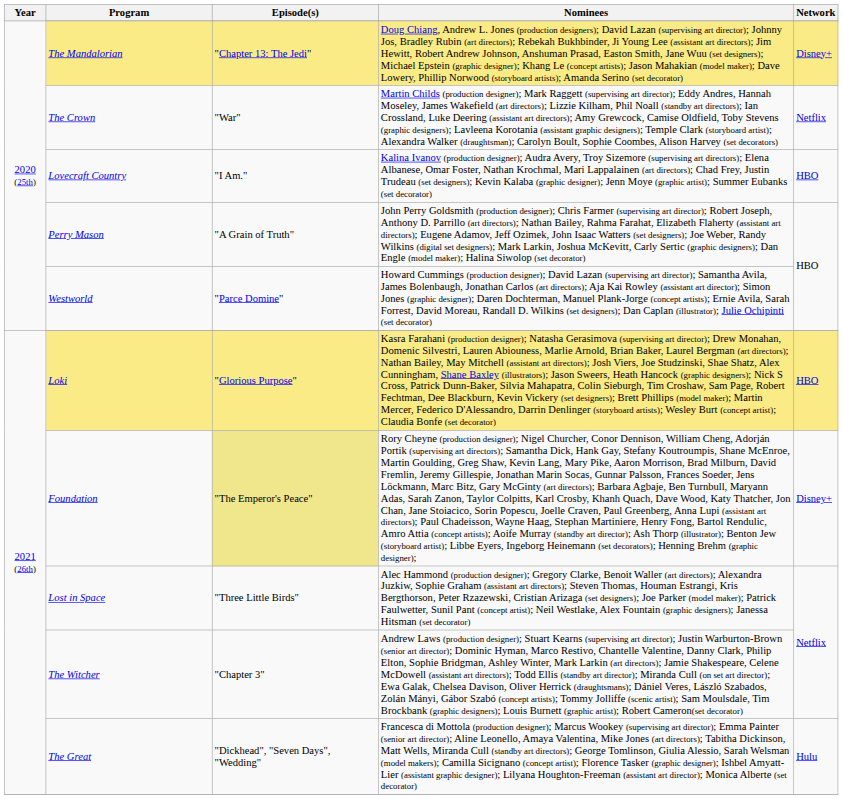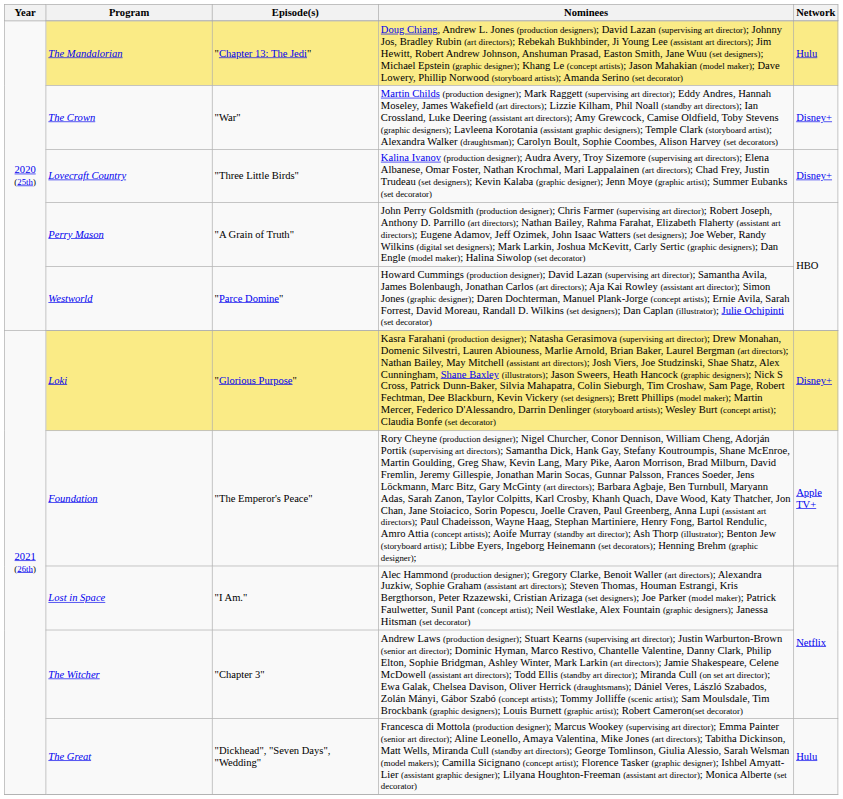(814, 53) Disney+ -> (807, 53) Hulu
(811, 117) Netflix -> (814, 117) Disney+
(231, 175) "I Am." -> (257, 175) "Three Little Birds"
(807, 175) HBO -> (814, 175) Disney+
(807, 380) HBO -> (814, 380) Disney+
(264, 498) khaki background -> (264, 498) no background
(814, 498) Disney+ -> (809, 498) Apple TV+
(257, 598) "Three Little Birds" -> (231, 598) "I Am."
